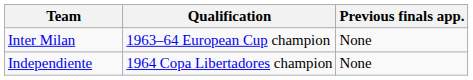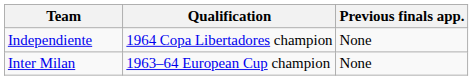rows swapped: (42, 39) <-> (50, 63)
